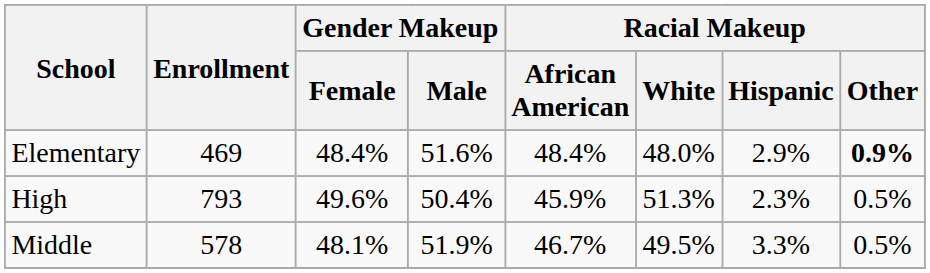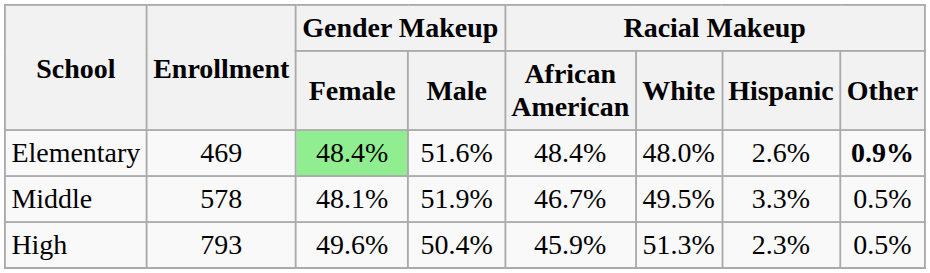(352, 153) no background -> (352, 153) lightgreen background
(781, 153) 2.9% -> (781, 153) 2.6%
rows swapped: (52, 245) <-> (39, 199)
